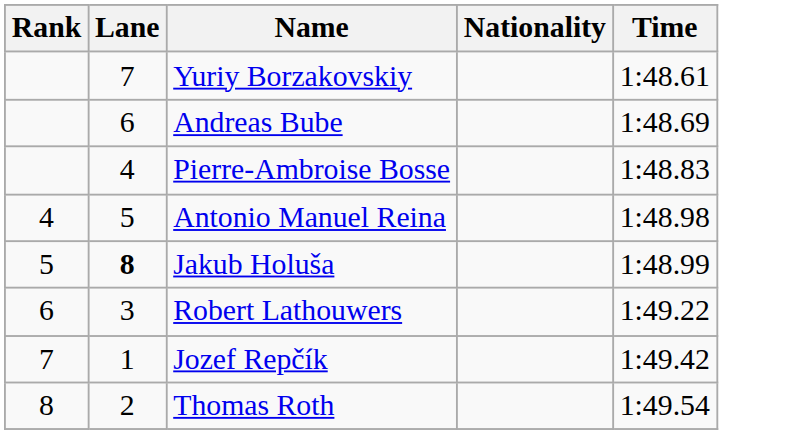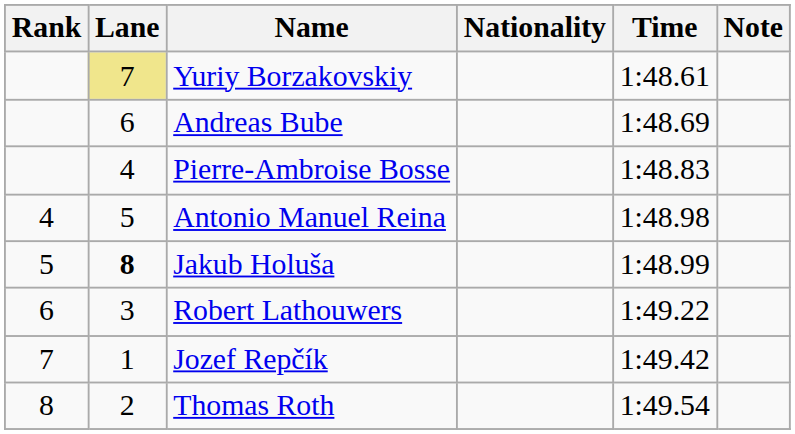+ column: (753, 28)
(127, 75) no background -> (127, 75) khaki background
